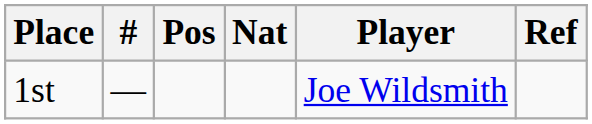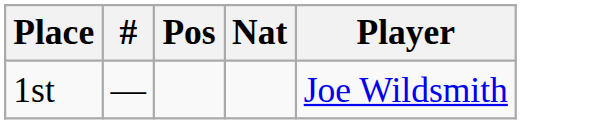- column: (551, 32)
